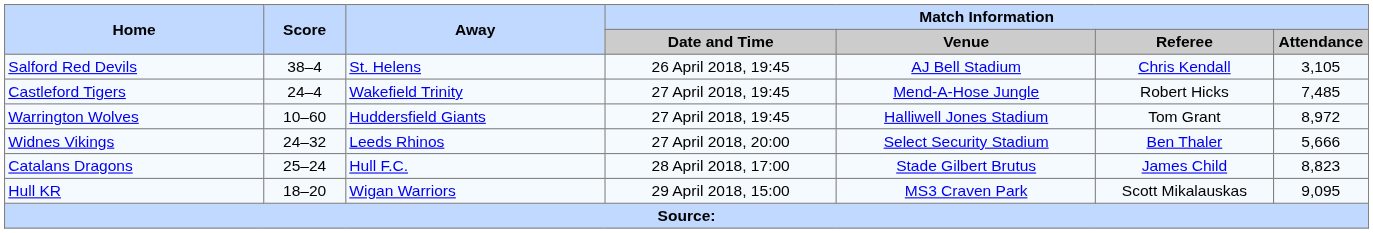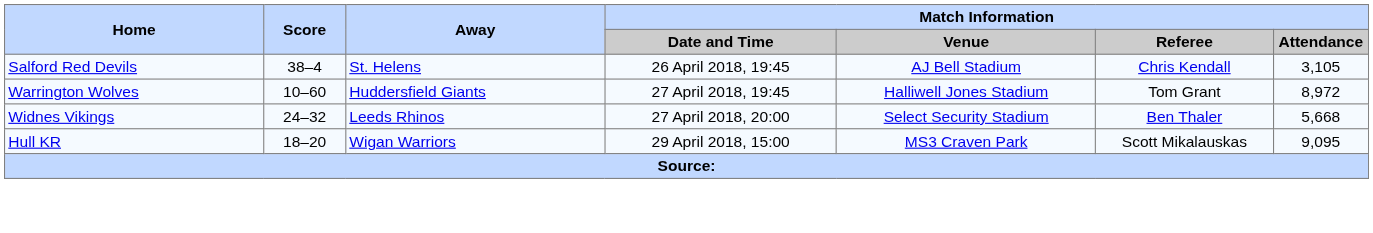- row: (67, 91)
(1321, 141) 5,666 -> (1321, 116) 5,668
- row: (71, 166)
